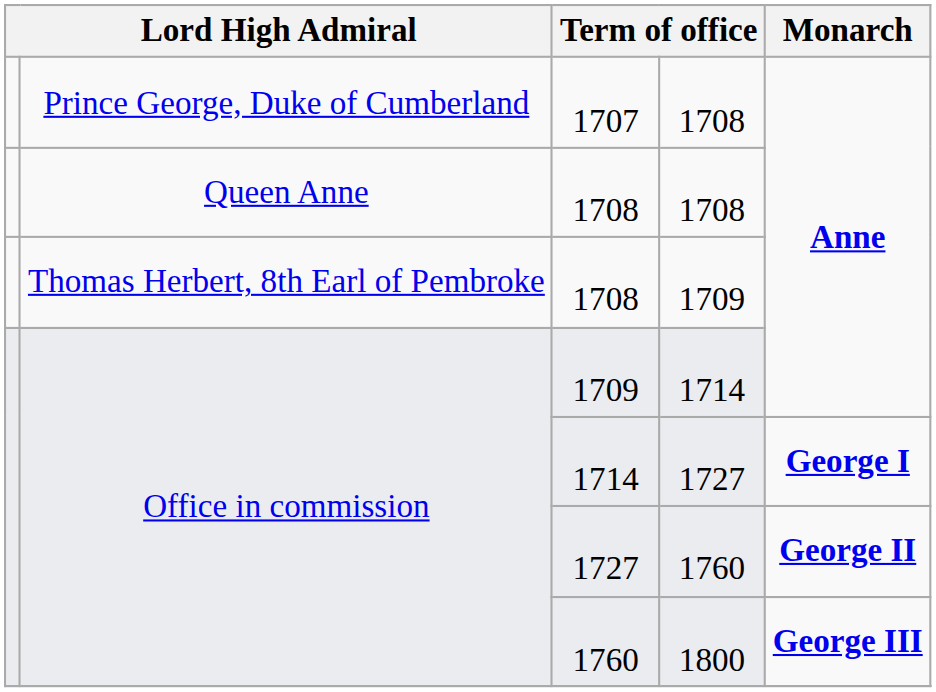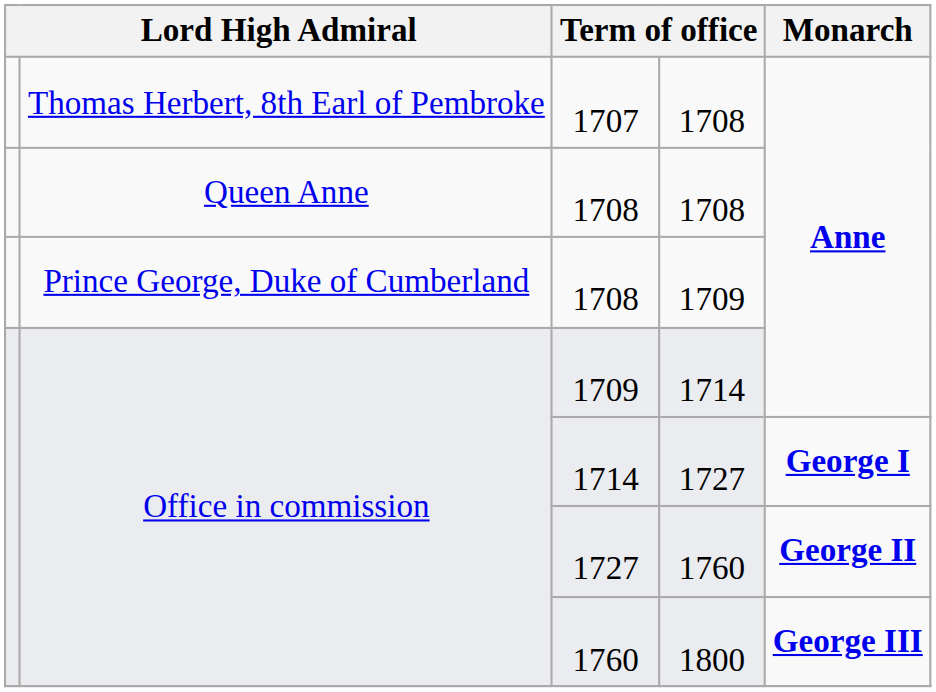(286, 101) Prince George, Duke of Cumberland -> (286, 101) Thomas Herbert, 8th Earl of Pembroke
(286, 281) Thomas Herbert, 8th Earl of Pembroke -> (286, 281) Prince George, Duke of Cumberland
